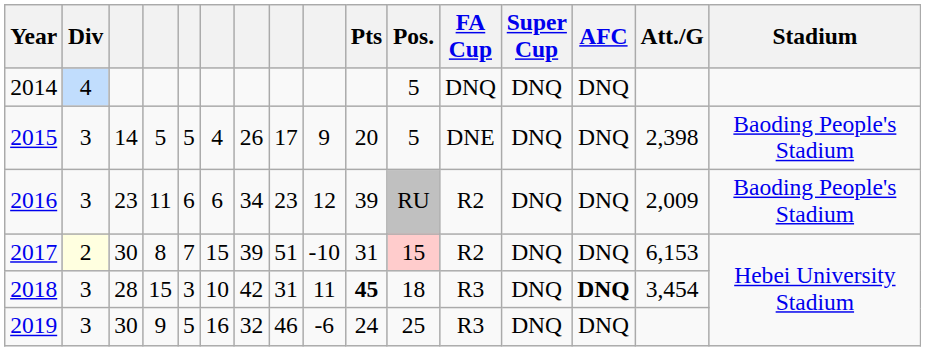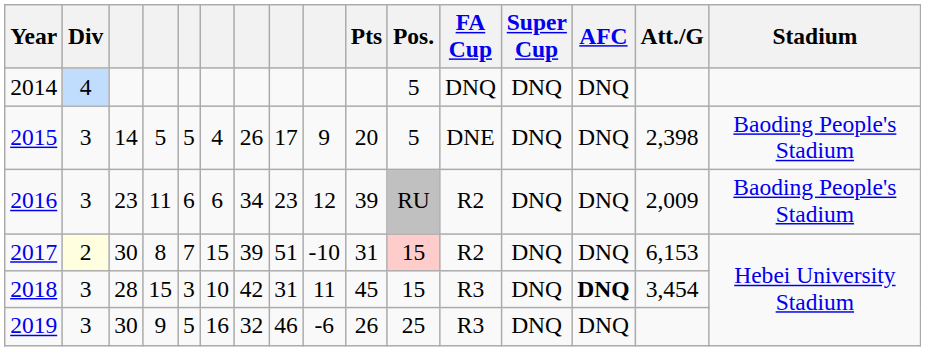(366, 289) bold -> (366, 289) normal
(414, 289) 18 -> (414, 289) 15
(366, 326) 24 -> (366, 326) 26
